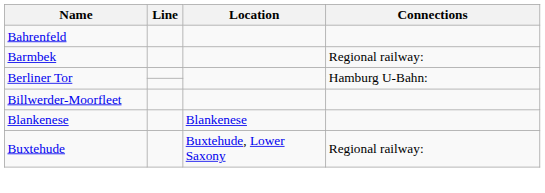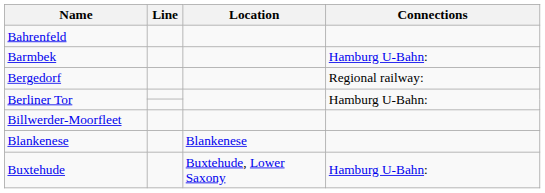(376, 57) Regional railway: -> (378, 57) Hamburg U-Bahn:
+ row: (34, 78)
(376, 148) Regional railway: -> (378, 169) Hamburg U-Bahn:
